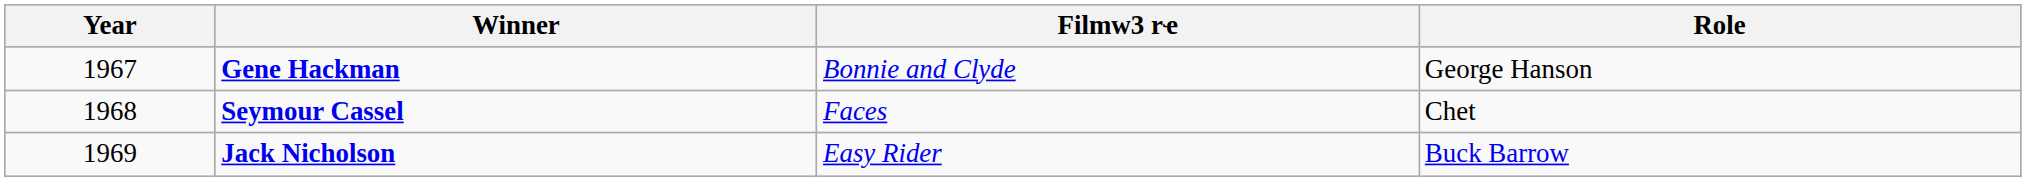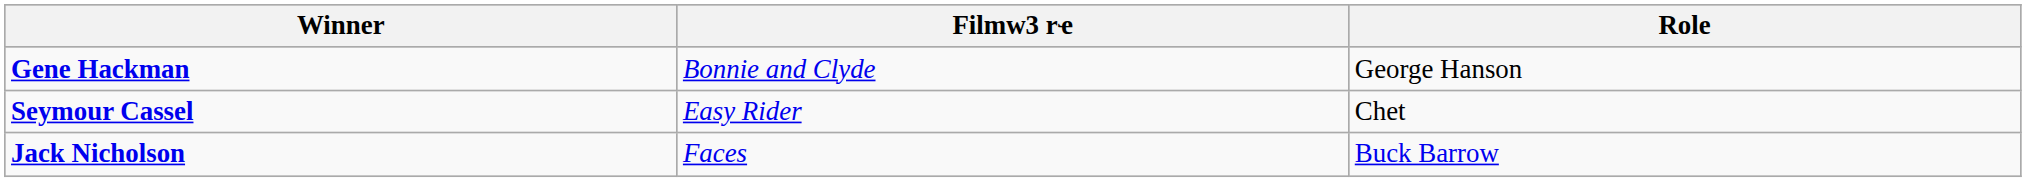- column: (110, 25)
(855, 111) Faces -> (742, 111) Easy Rider
(882, 153) Easy Rider -> (715, 153) Faces
